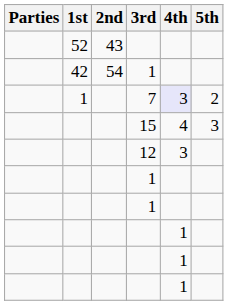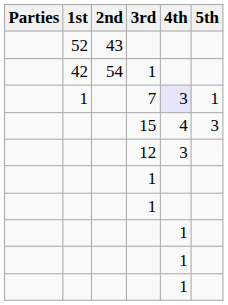(215, 98) 2 -> (215, 98) 1
